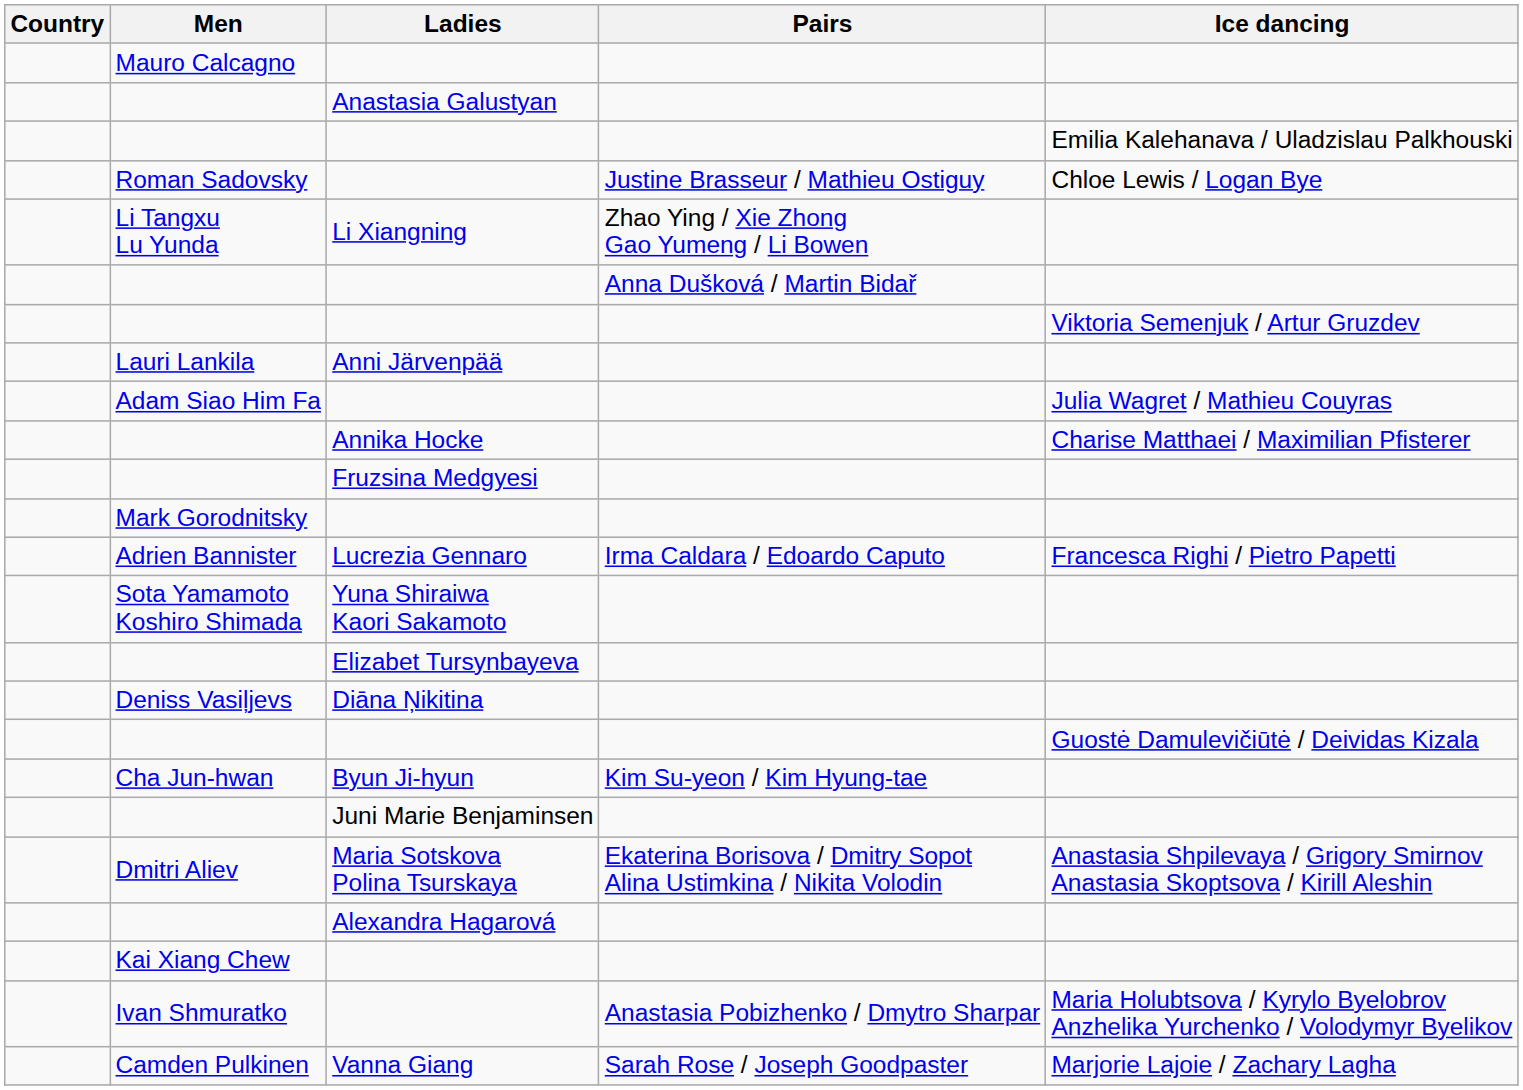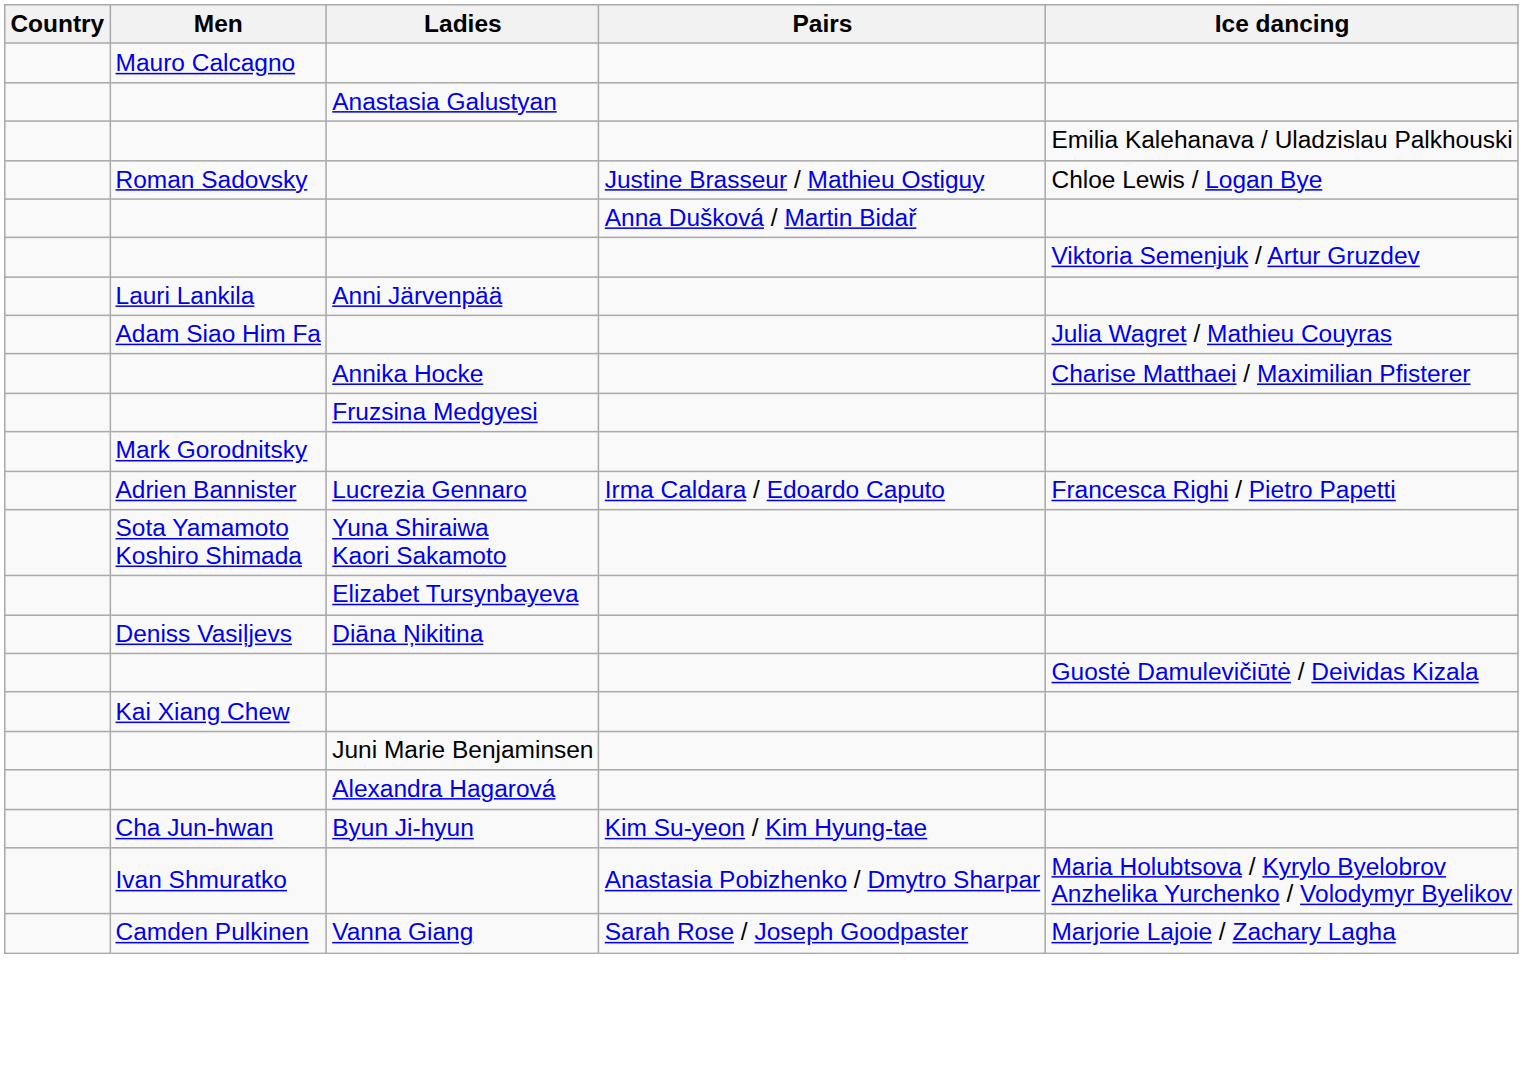- row: (168, 231)
rows swapped: (203, 960) <-> (194, 777)
- row: (177, 869)
